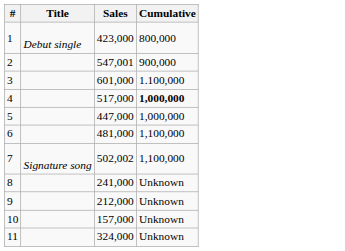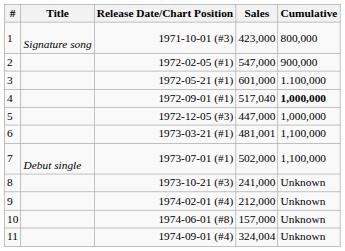+ column: (165, 13)
(52, 44) Debut single -> (58, 44) Signature song
(115, 62) 547,001 -> (257, 62) 547,000
(115, 98) 517,000 -> (257, 98) 517,040
(115, 134) 481,000 -> (257, 134) 481,001
(58, 165) Signature song -> (52, 165) Debut single
(115, 158) 502,002 -> (257, 158) 502,000
(115, 237) 324,000 -> (257, 237) 324,004
